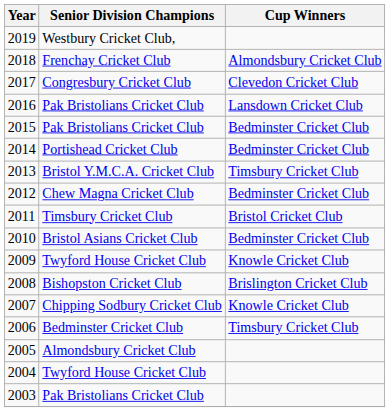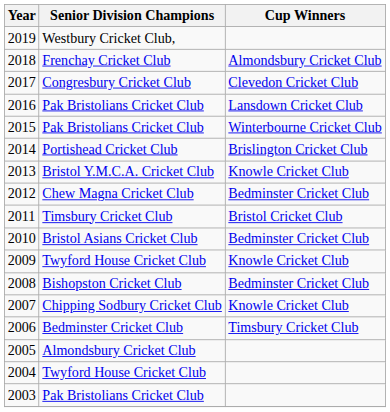(299, 127) Bedminster Cricket Club -> (305, 127) Winterbourne Cricket Club
(299, 149) Bedminster Cricket Club -> (298, 149) Brislington Cricket Club
(293, 171) Timsbury Cricket Club -> (289, 171) Knowle Cricket Club
(298, 283) Brislington Cricket Club -> (299, 283) Bedminster Cricket Club
